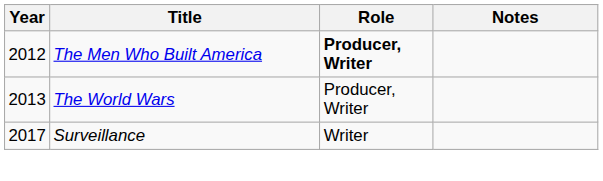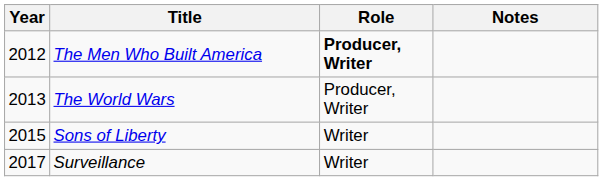+ row: (110, 135)
